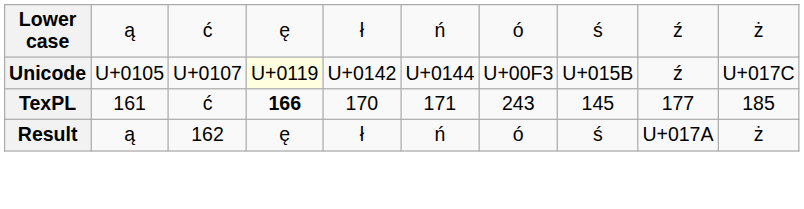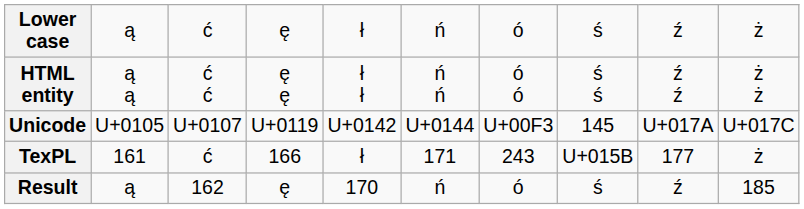+ row: (48, 83)
(285, 72) lightyellow background -> (285, 125) no background
(598, 72) U+015B -> (598, 125) 145
(678, 72) ź -> (678, 125) U+017A
(285, 103) bold -> (285, 156) normal
(362, 103) 170 -> (362, 156) ł
(598, 103) 145 -> (598, 156) U+015B
(759, 103) 185 -> (759, 156) ż
(362, 134) ł -> (362, 187) 170
(678, 134) U+017A -> (678, 187) ź
(759, 134) ż -> (759, 187) 185
